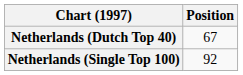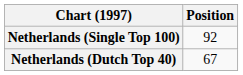rows swapped: (94, 37) <-> (94, 59)
